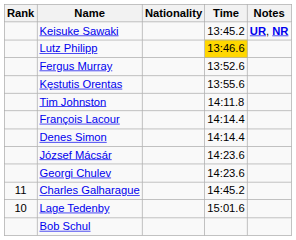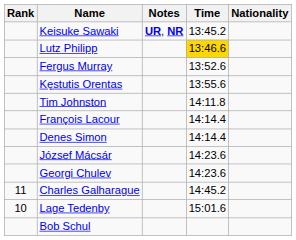columns swapped: (174, 13) <-> (269, 13)
